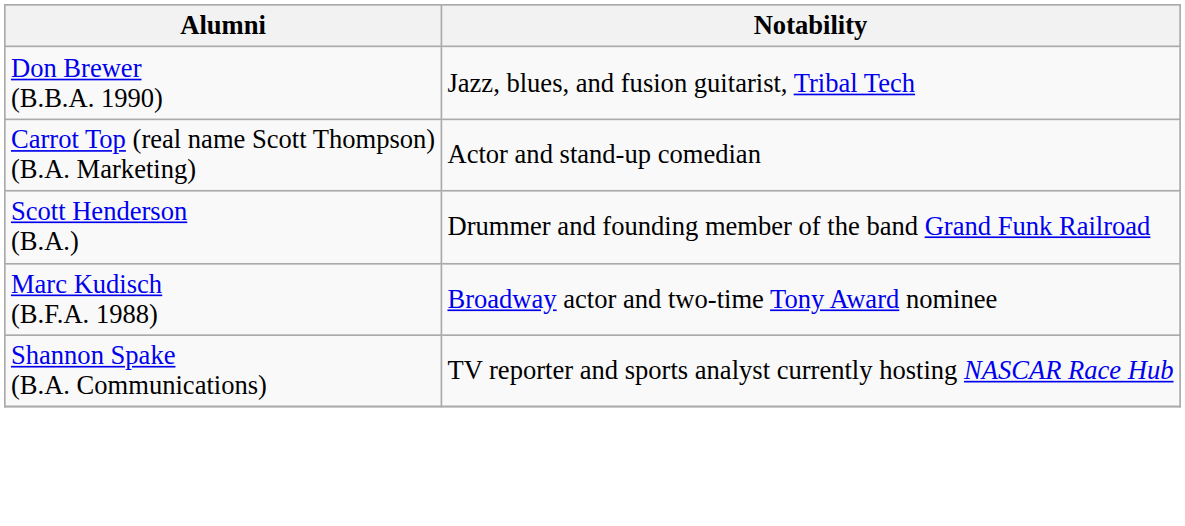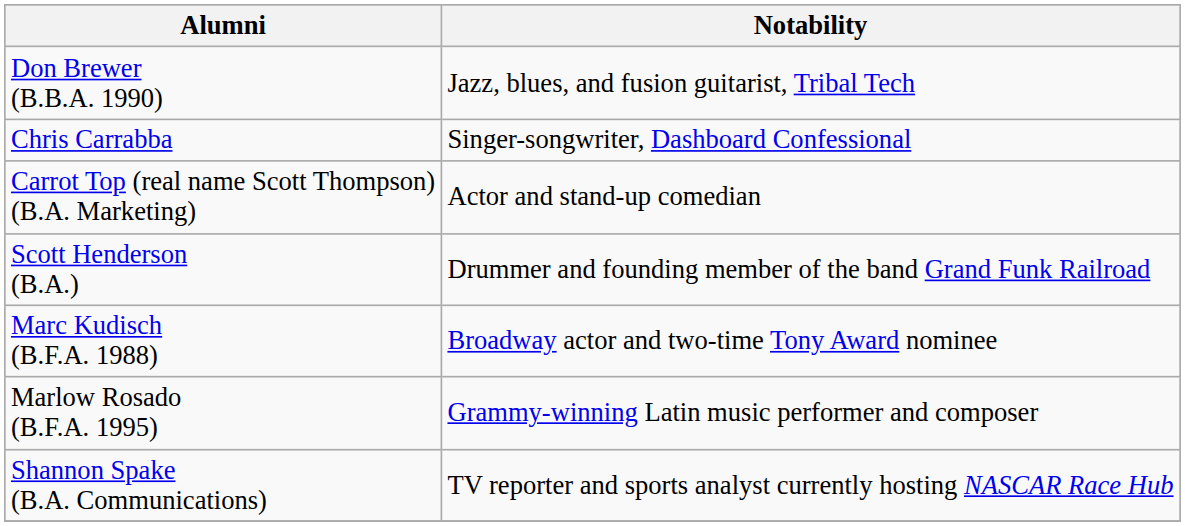+ row: (92, 139)
+ row: (96, 412)
